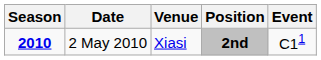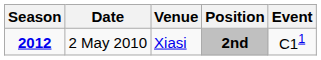(35, 42) 2010 -> (35, 42) 2012
